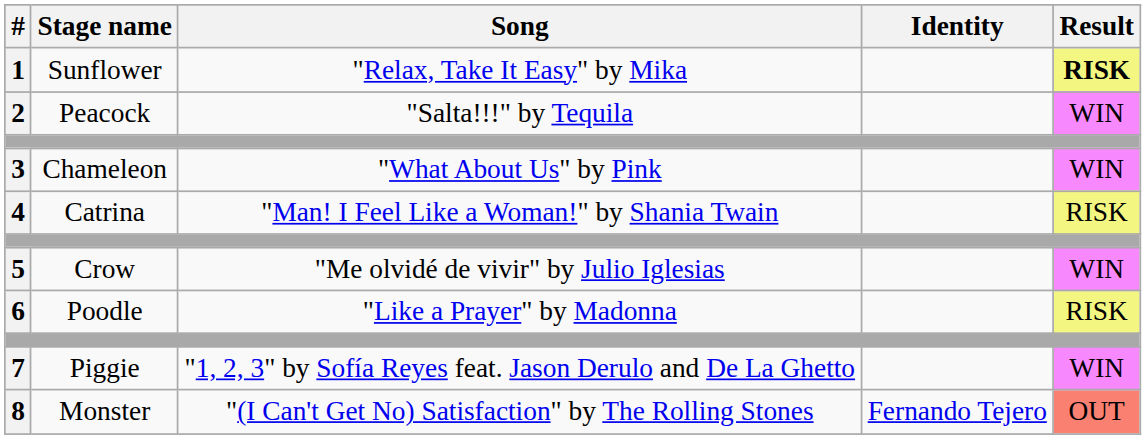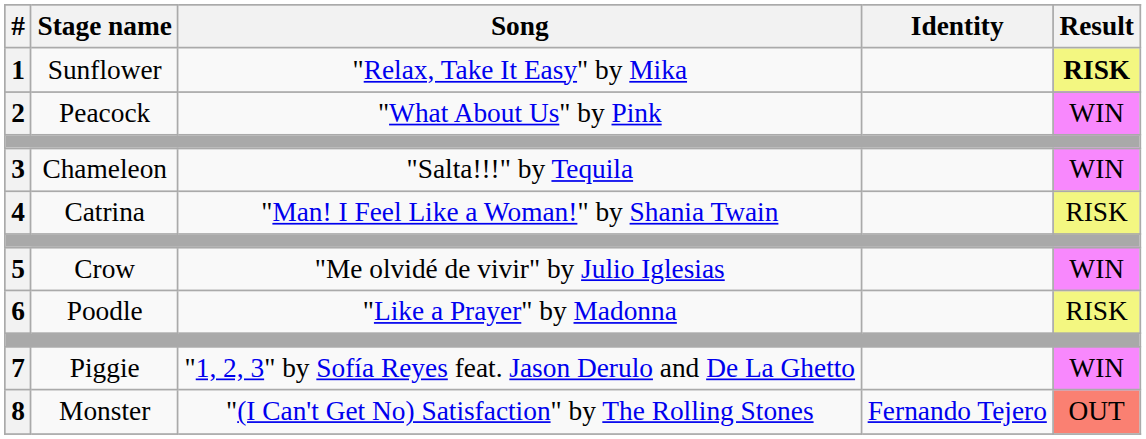(520, 112) "Salta!!!" by Tequila -> (520, 112) "What About Us" by Pink
(520, 168) "What About Us" by Pink -> (520, 168) "Salta!!!" by Tequila
